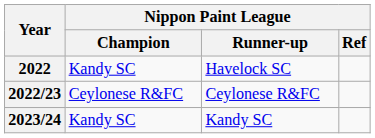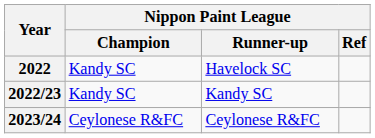(126, 94) Ceylonese R&FC -> (102, 94) Kandy SC
(263, 94) Ceylonese R&FC -> (239, 94) Kandy SC
(102, 119) Kandy SC -> (126, 119) Ceylonese R&FC
(239, 119) Kandy SC -> (263, 119) Ceylonese R&FC
